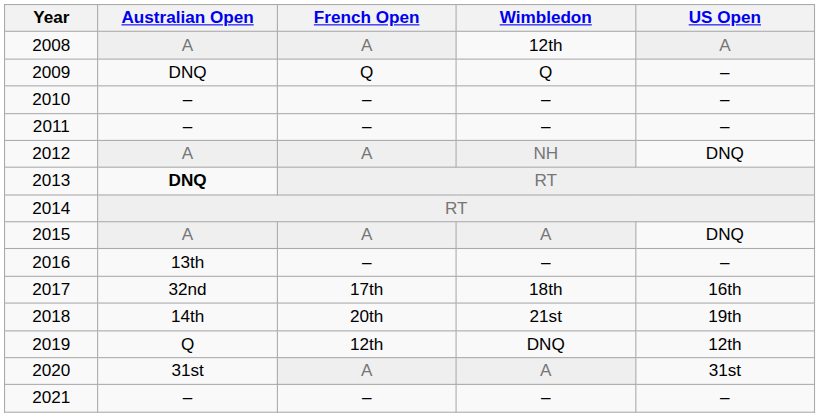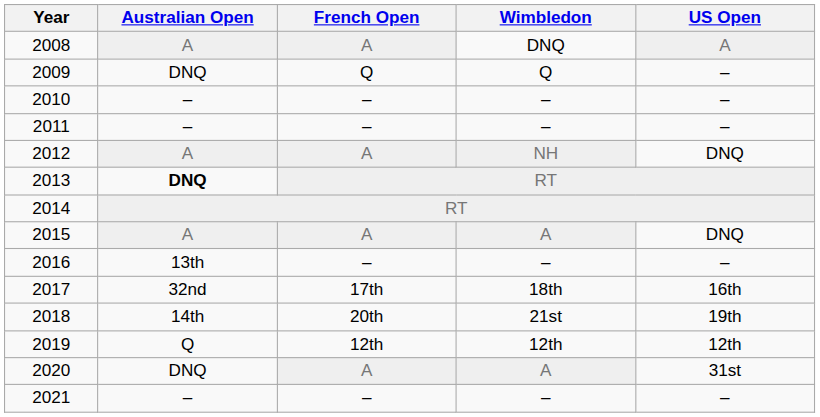(546, 45) 12th -> (546, 45) DNQ
(546, 343) DNQ -> (546, 343) 12th
(188, 371) 31st -> (188, 371) DNQ
